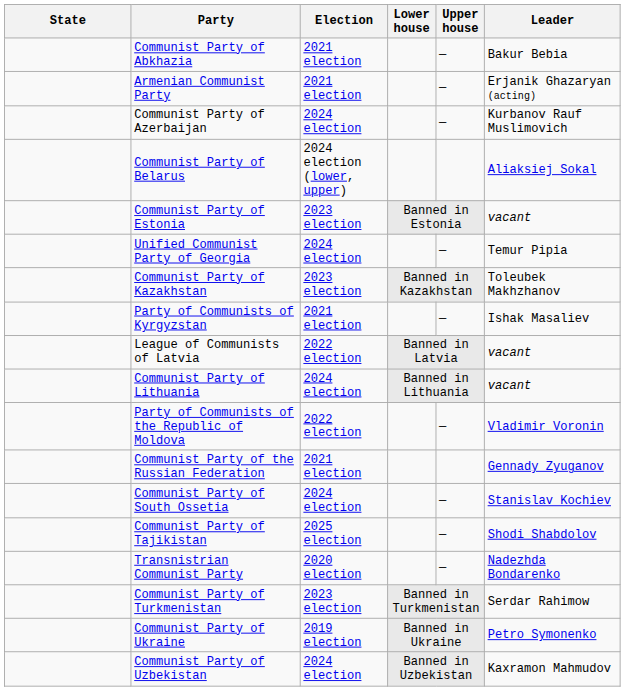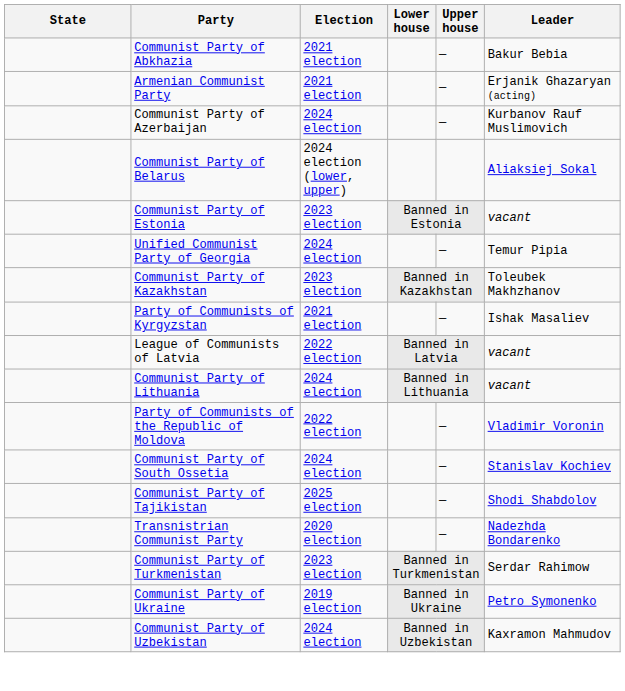- row: (214, 467)
